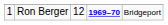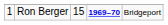(79, 12) 12 -> (79, 12) 15
